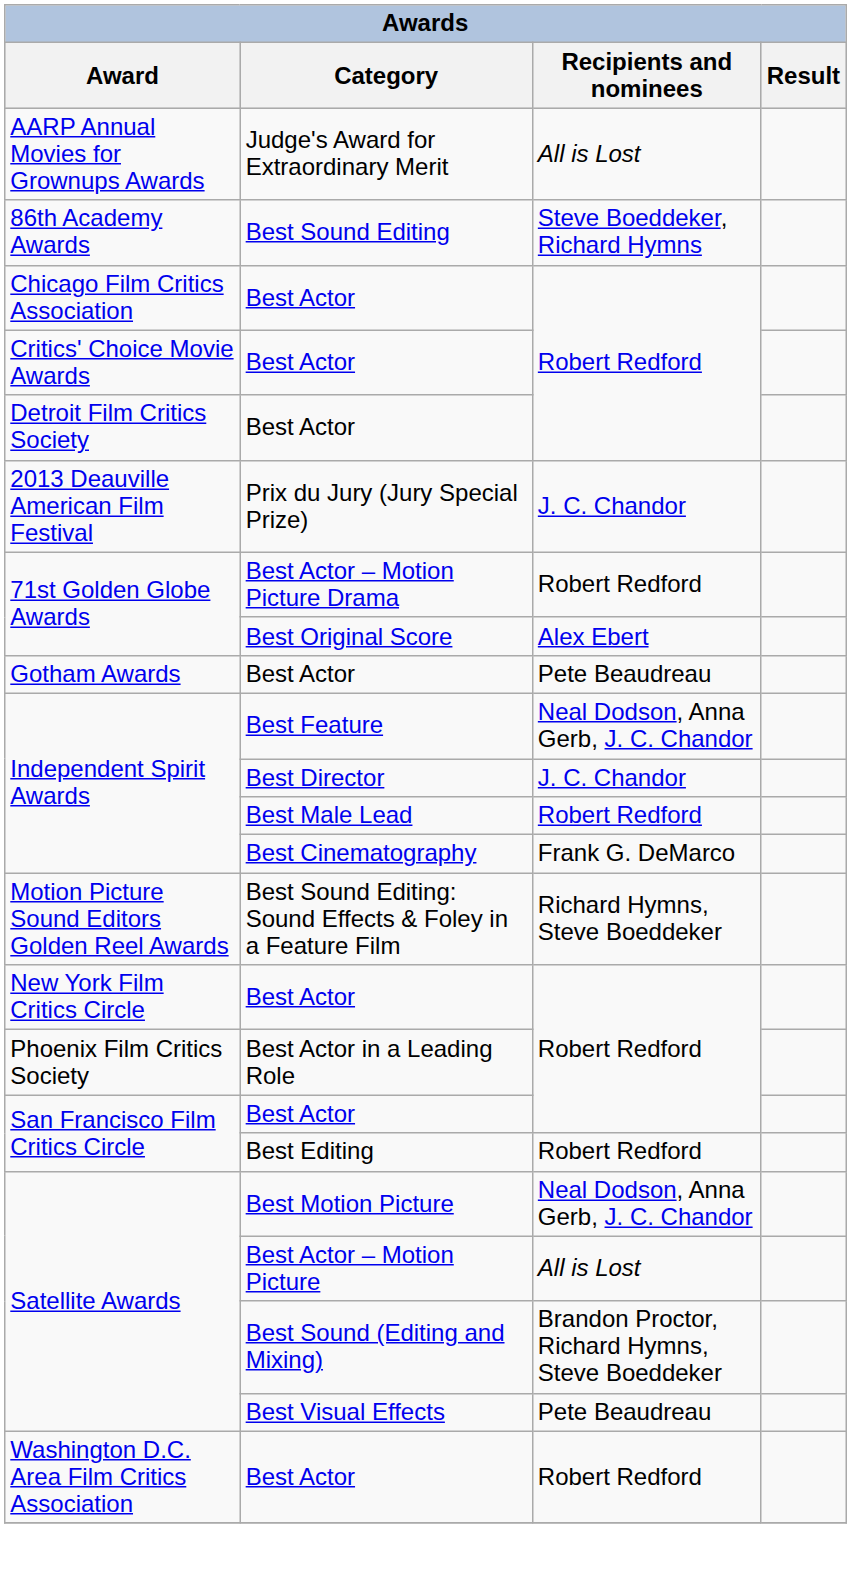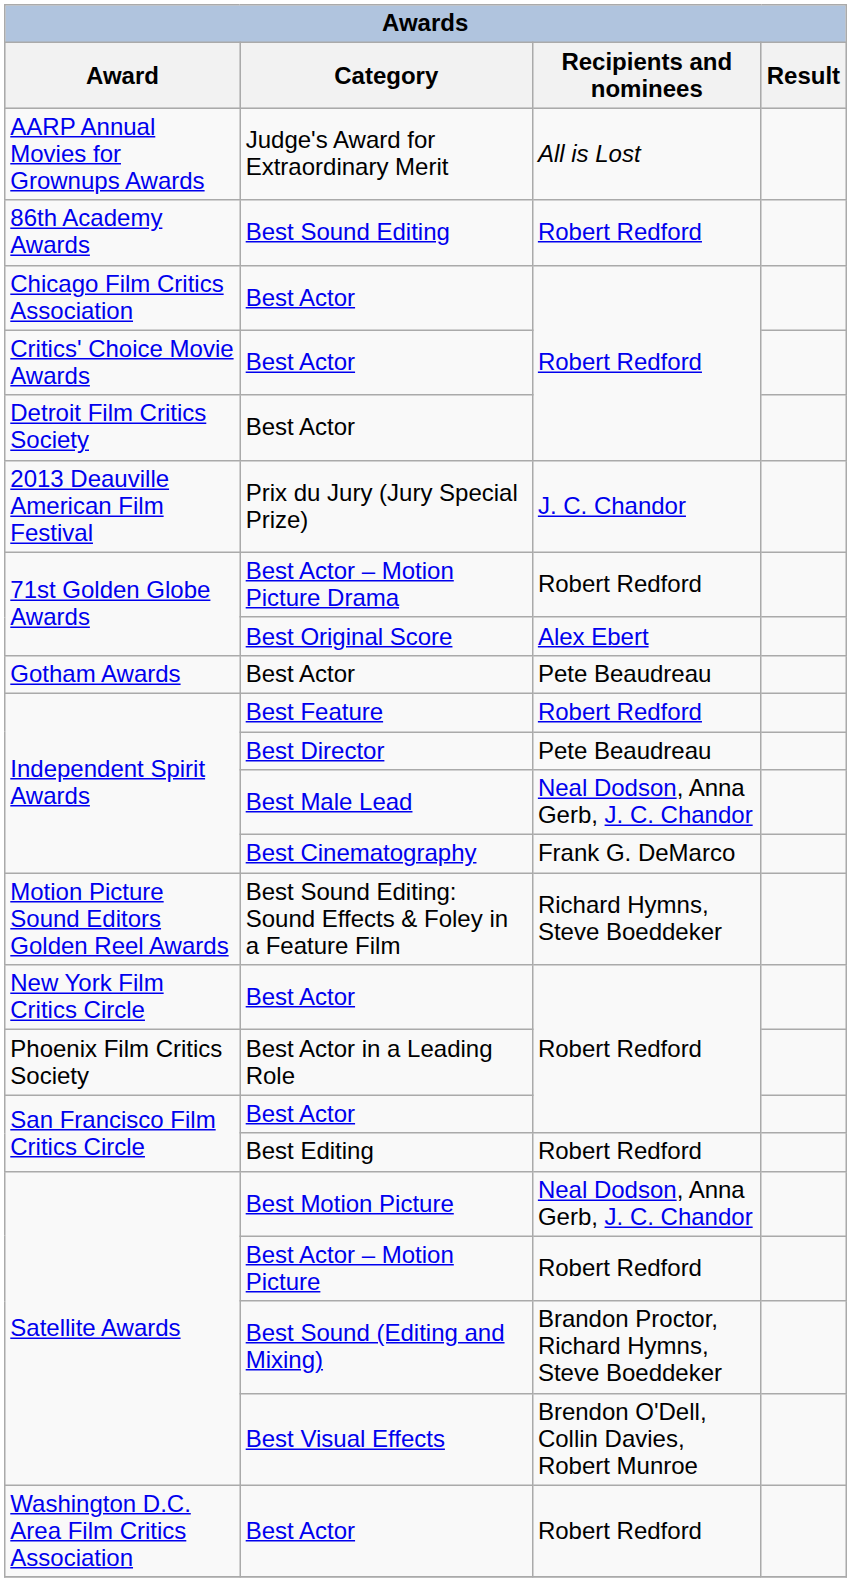(633, 232) Steve Boeddeker, Richard Hymns -> (620, 232) Robert Redford
(645, 725) Neal Dodson, Anna Gerb, J. C. Chandor -> (620, 712) Robert Redford
(612, 777) J. C. Chandor -> (625, 750) Pete Beaudreau
(620, 815) Robert Redford -> (645, 801) Neal Dodson, Anna Gerb, J. C. Chandor
(589, 1268) All is Lost -> (620, 1268) Robert Redford
(625, 1411) Pete Beaudreau -> (622, 1438) Brendon O'Dell, Collin Davies, Robert Munroe
